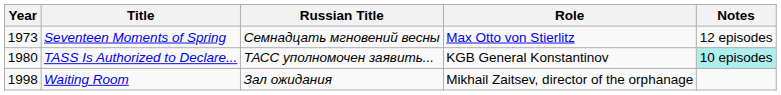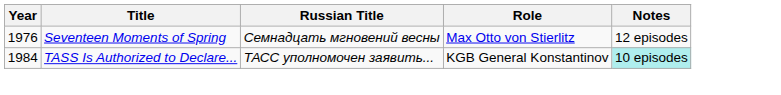(23, 37) 1973 -> (23, 37) 1976
(23, 58) 1980 -> (23, 58) 1984
- row: (86, 80)
